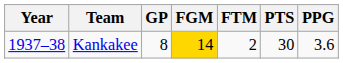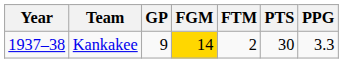(164, 44) 8 -> (164, 44) 9
(324, 44) 3.6 -> (324, 44) 3.3
